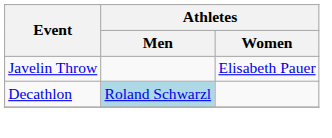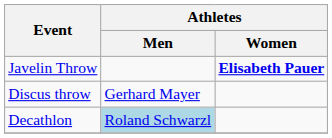(267, 69) normal -> (271, 69) bold
+ row: (49, 94)
